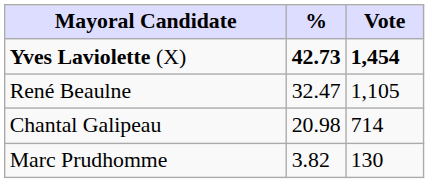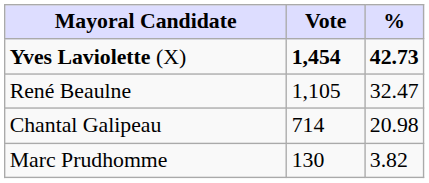columns swapped: (385, 21) <-> (316, 21)
